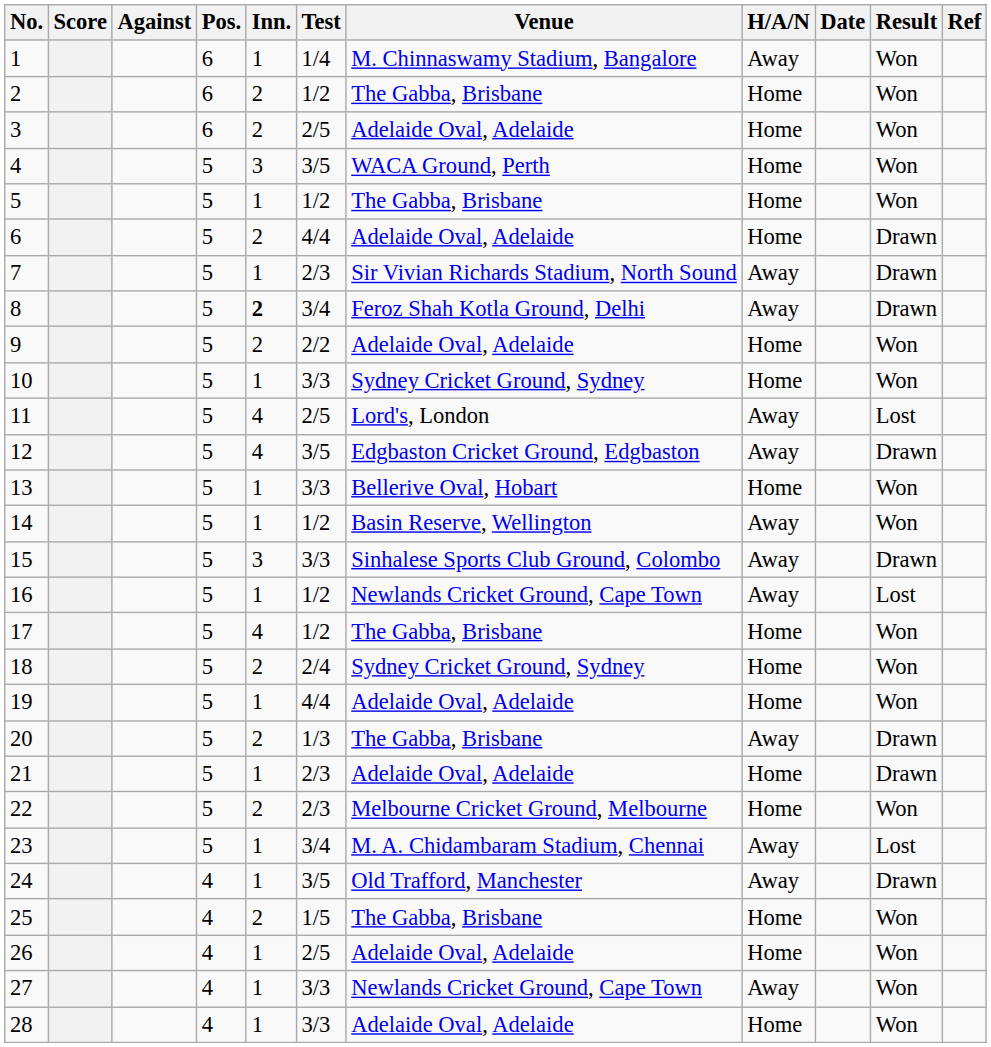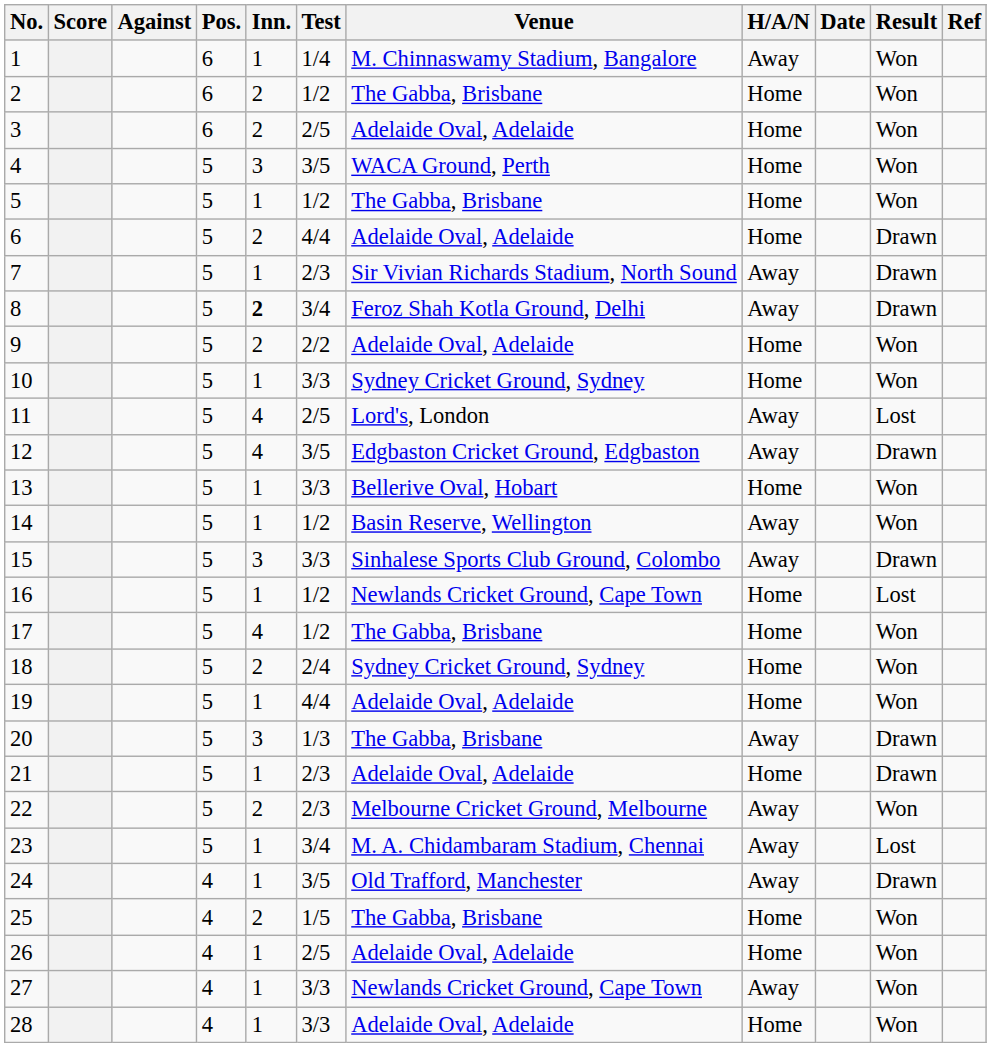(773, 594) Away -> (775, 594) Home
(257, 737) 2 -> (257, 737) 3
(775, 809) Home -> (773, 809) Away
